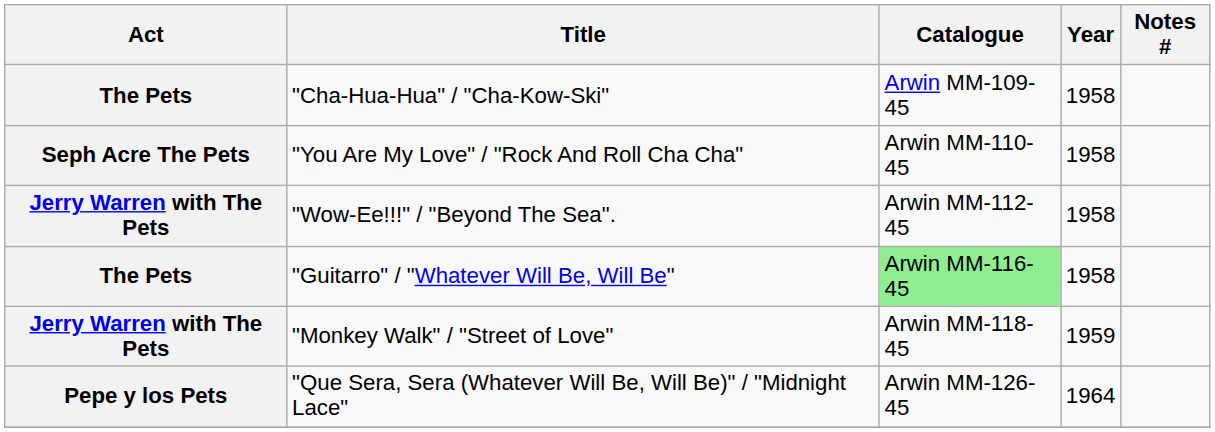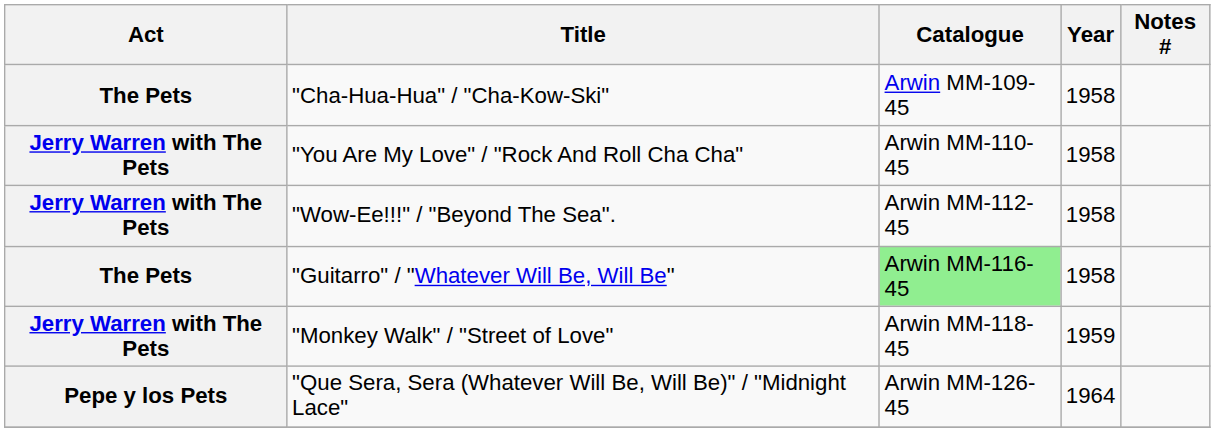(146, 155) Seph Acre The Pets -> (146, 155) Jerry Warren with The Pets
